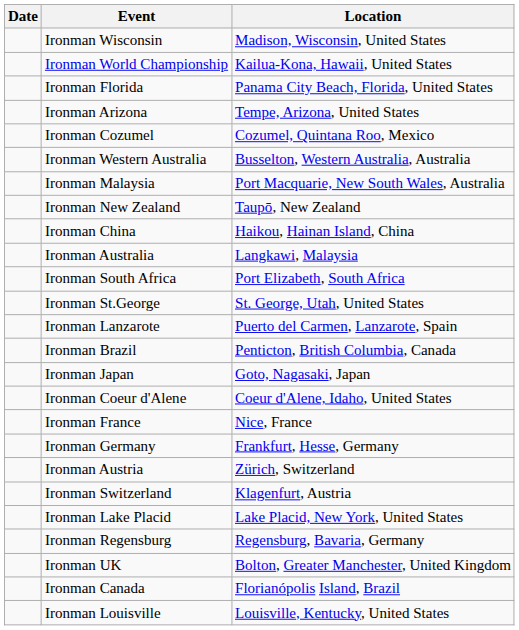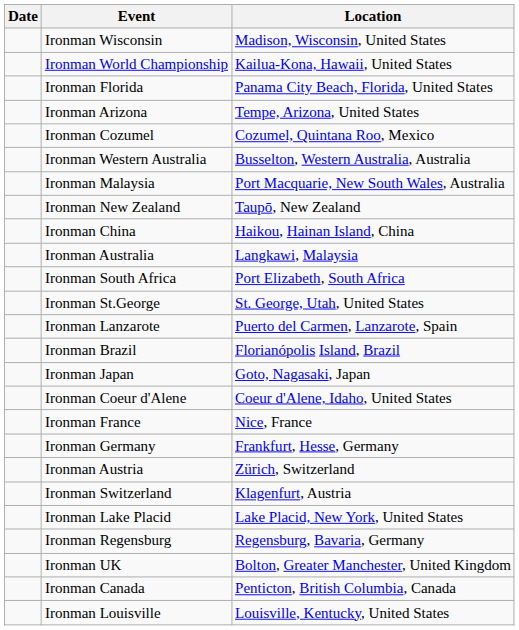(346, 350) Penticton, British Columbia, Canada -> (318, 350) Florianópolis Island, Brazil
(318, 588) Florianópolis Island, Brazil -> (346, 588) Penticton, British Columbia, Canada
